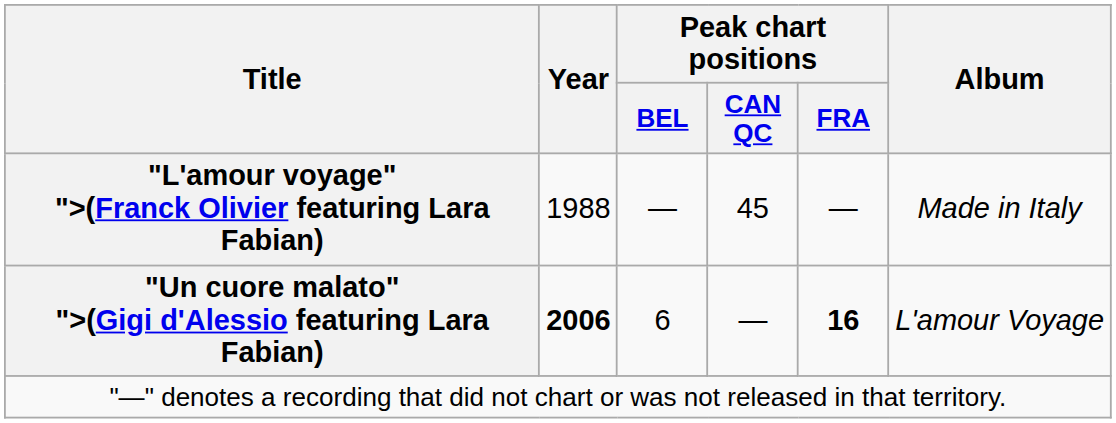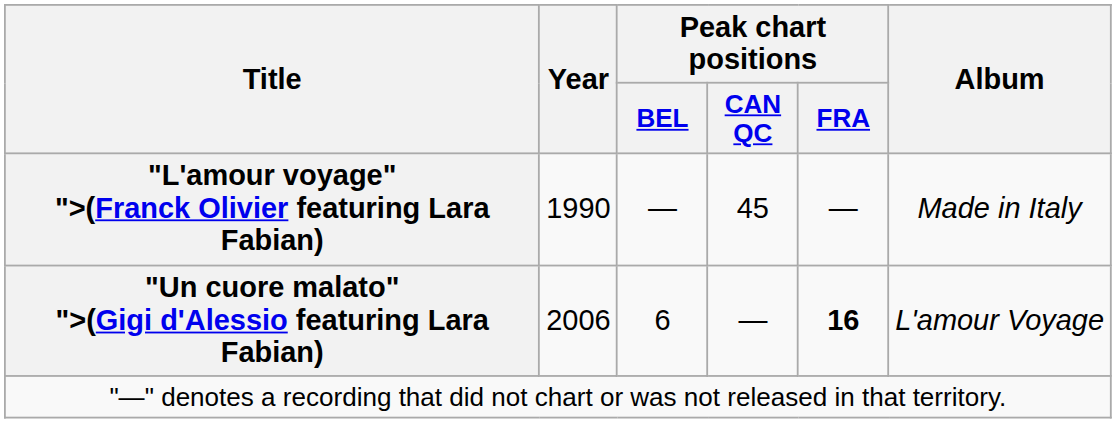(578, 208) 1988 -> (578, 208) 1990
(578, 319) bold -> (578, 319) normal
